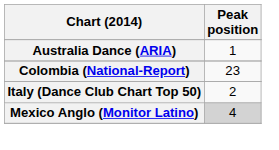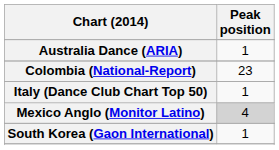(233, 92) 2 -> (245, 92) 1
+ row: (111, 133)
